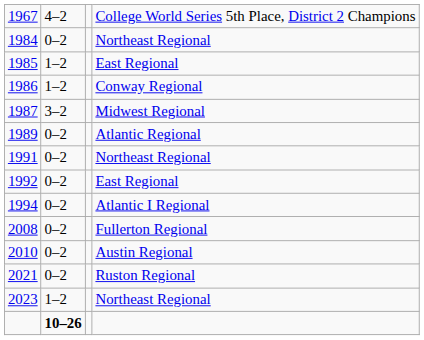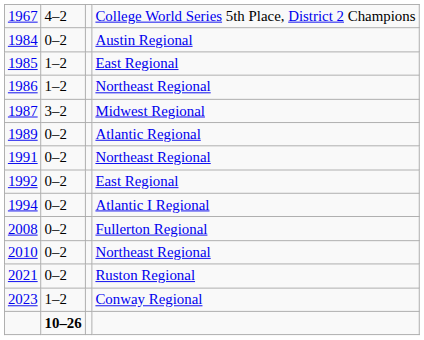(153, 39) Northeast Regional -> (144, 39) Austin Regional
(149, 87) Conway Regional -> (153, 87) Northeast Regional
(144, 252) Austin Regional -> (153, 252) Northeast Regional
(153, 299) Northeast Regional -> (149, 299) Conway Regional
